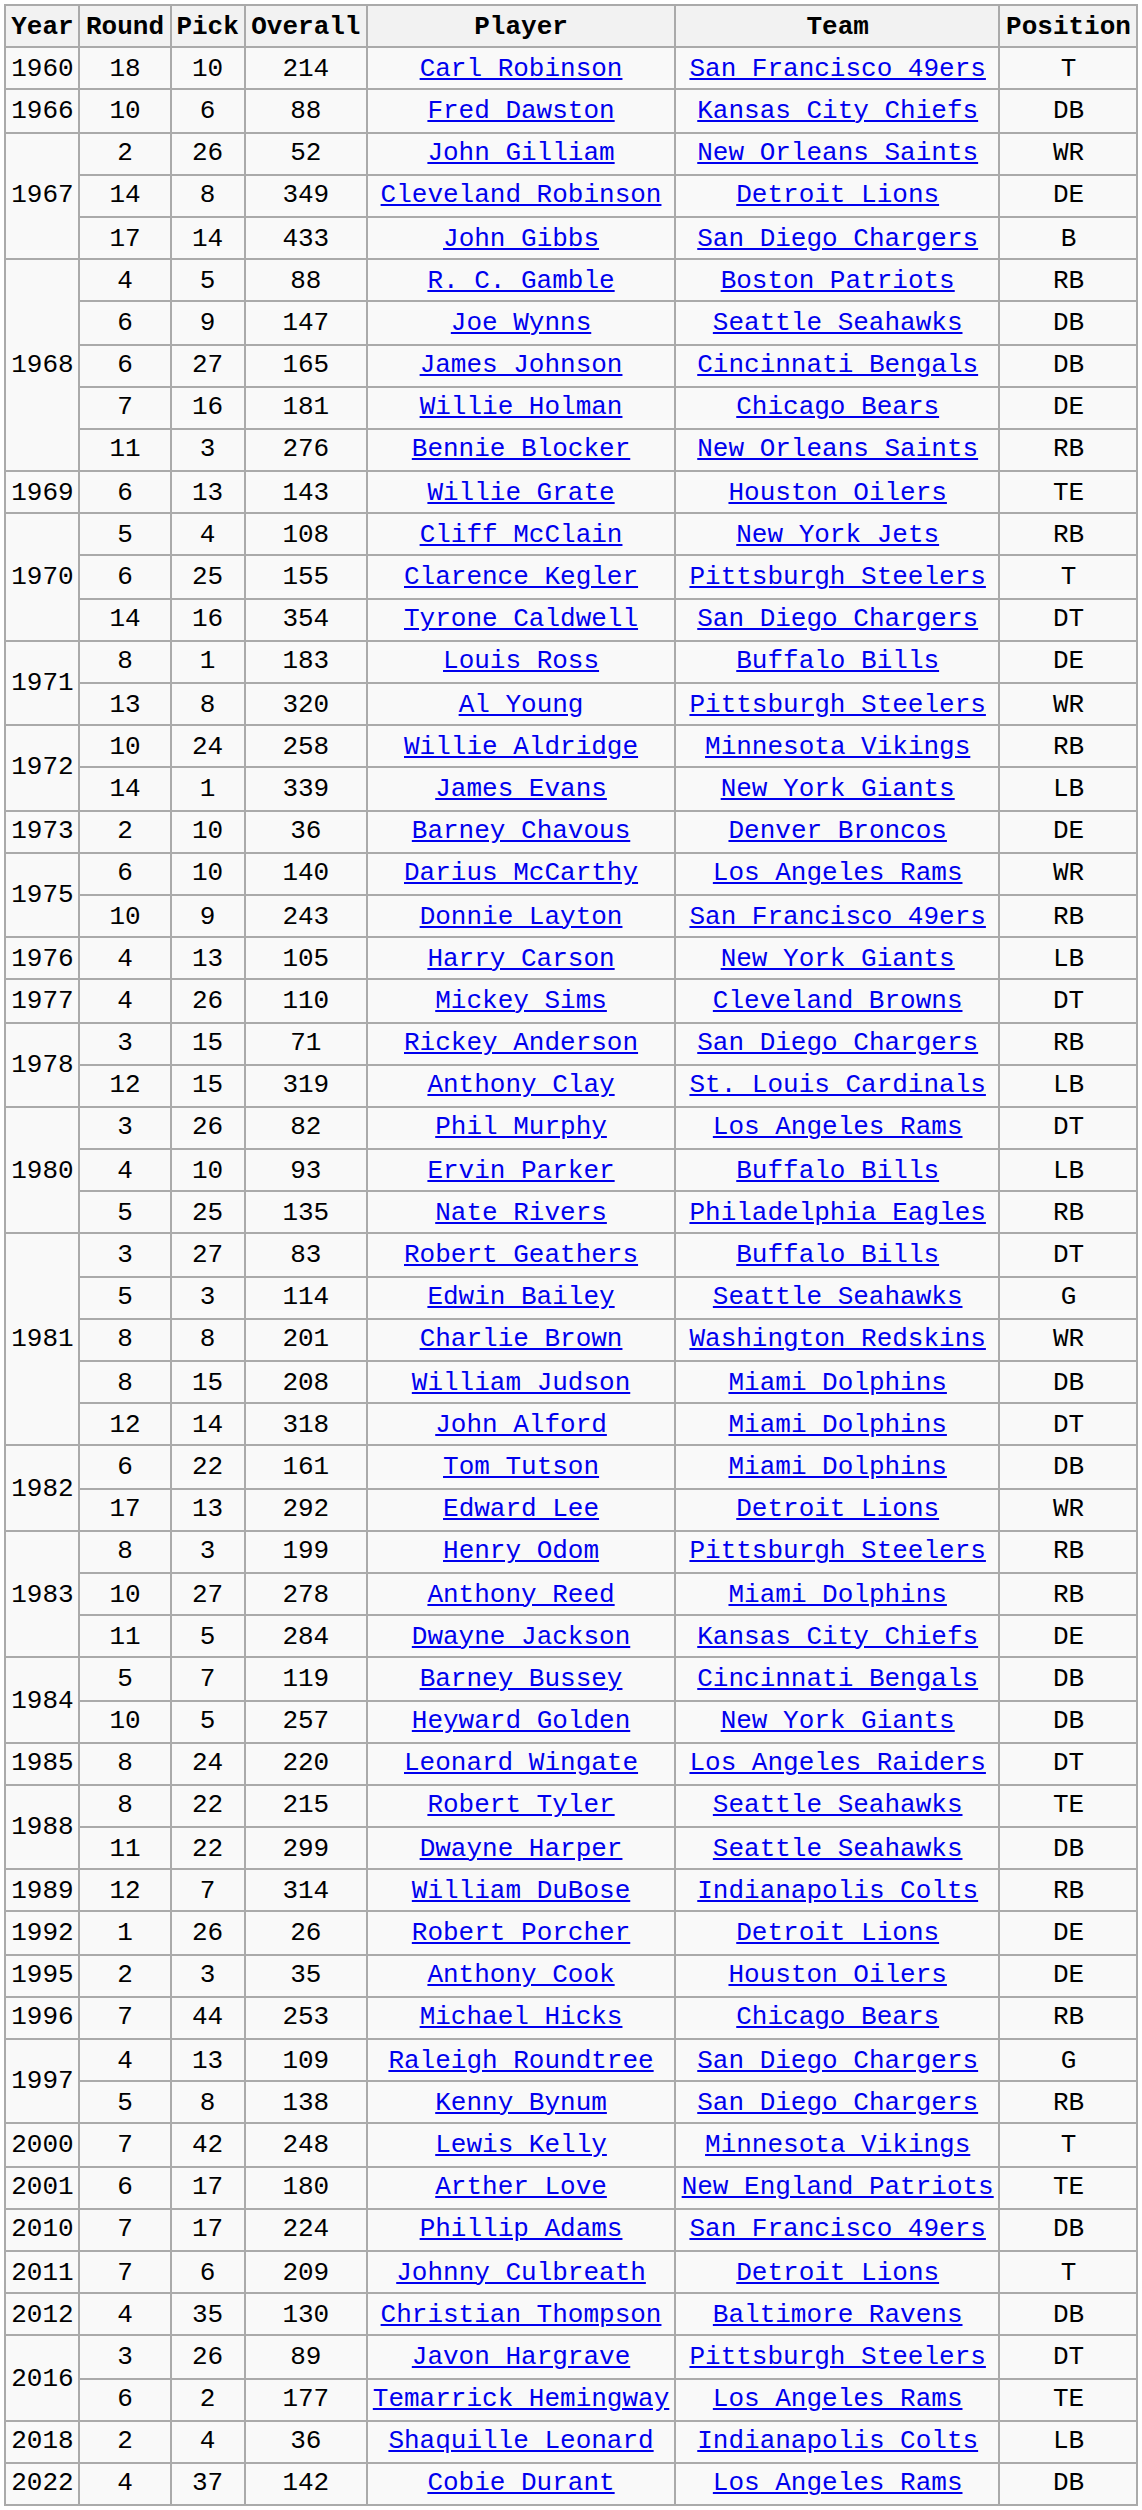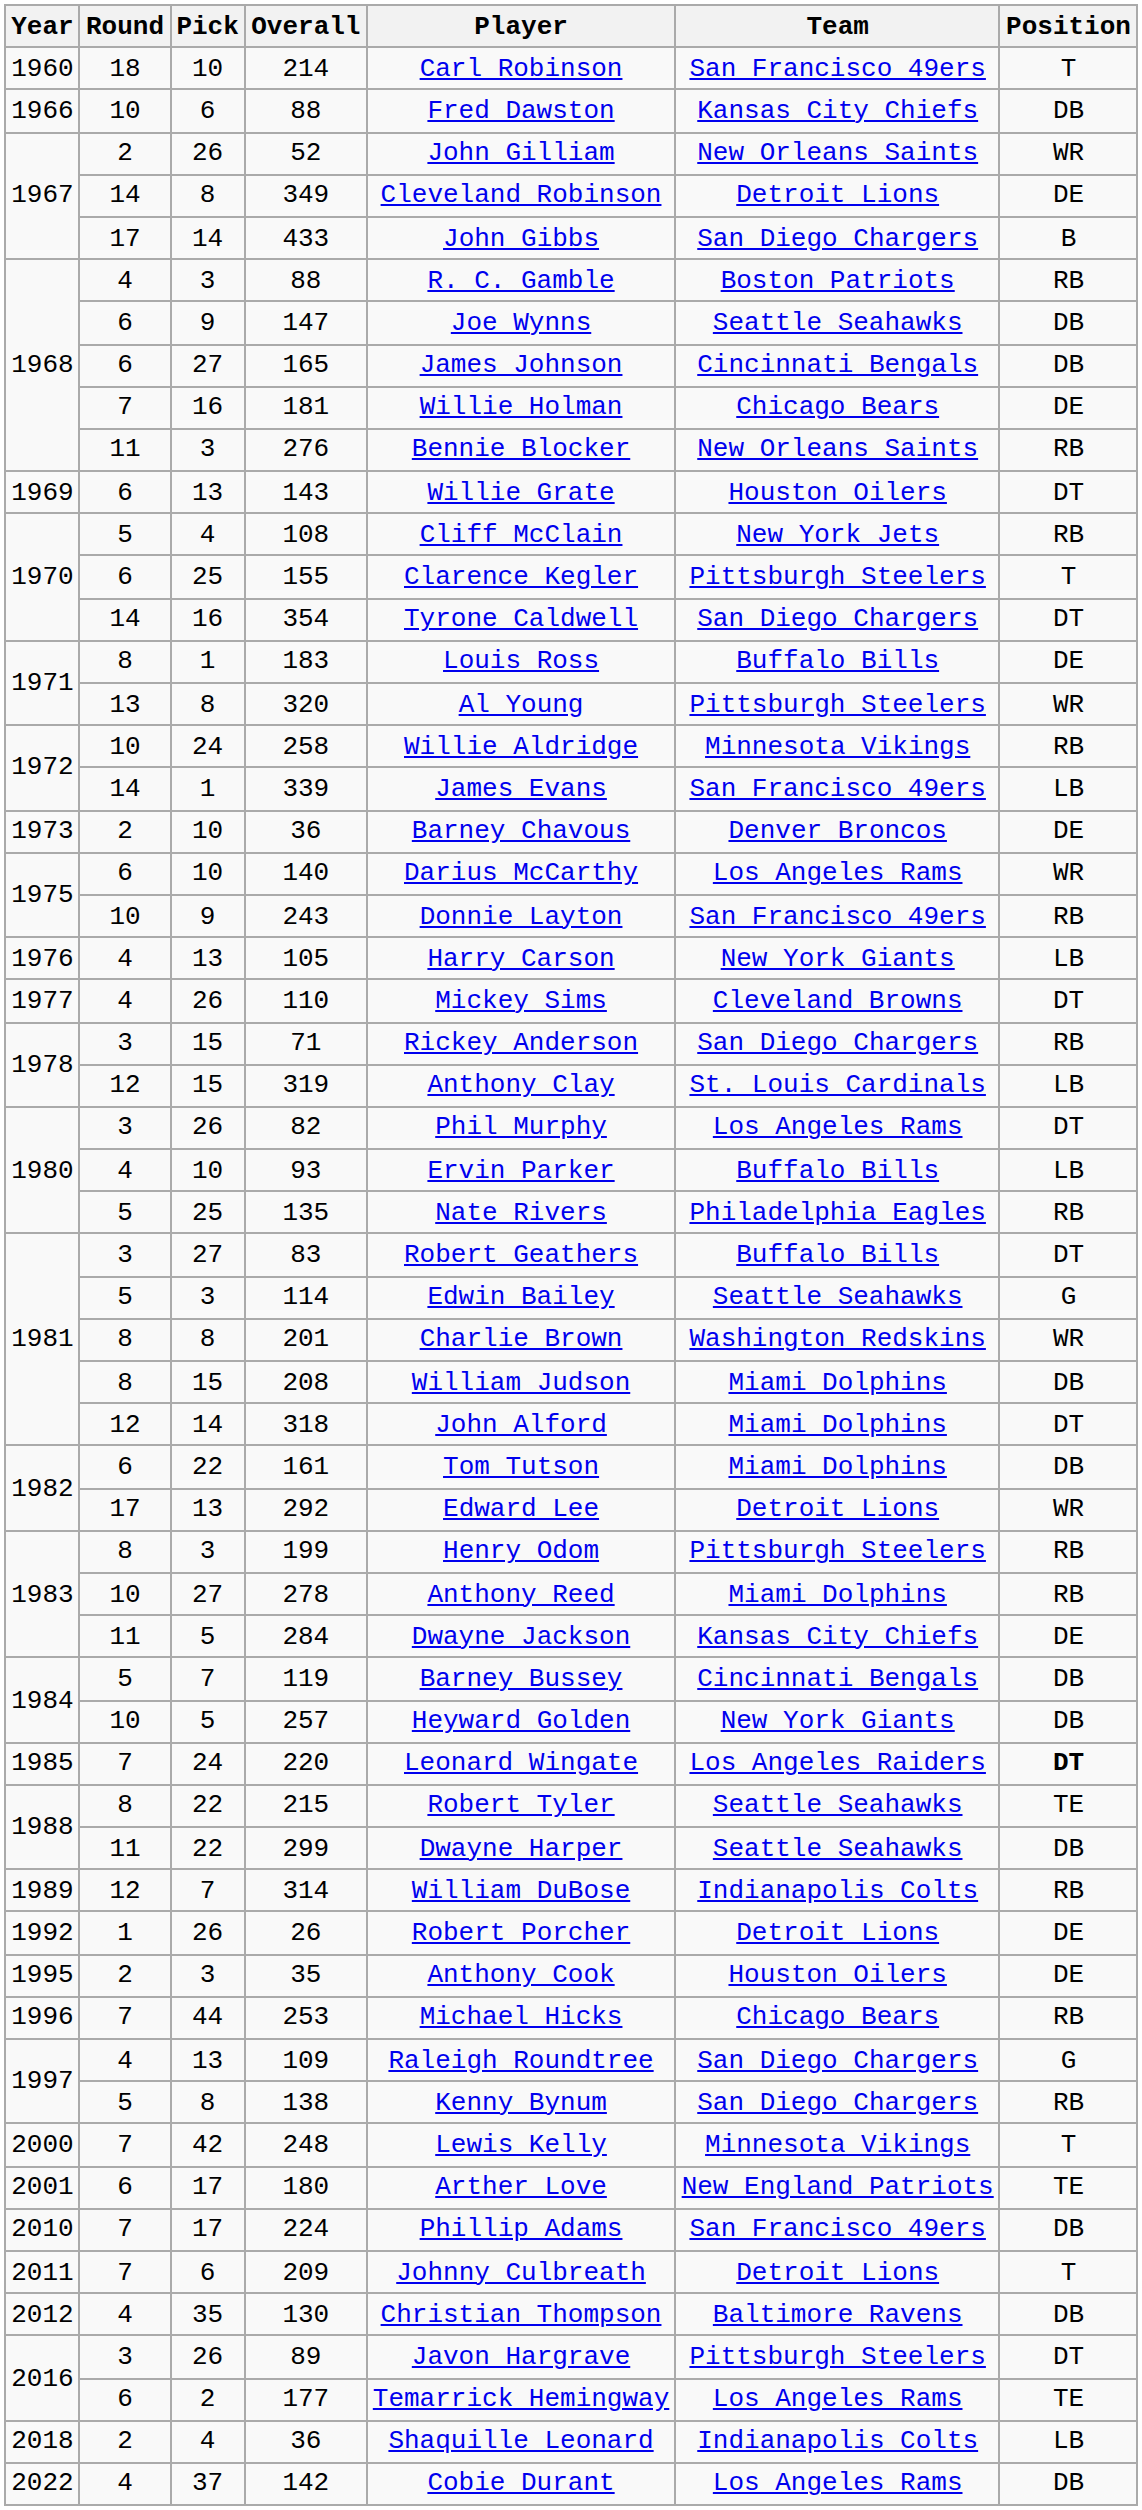(208, 280) 5 -> (208, 280) 3
(1069, 492) TE -> (1069, 492) DT
(838, 789) New York Giants -> (838, 789) San Francisco 49ers
(125, 1764) 8 -> (125, 1764) 7
(1069, 1764) normal -> (1069, 1764) bold
